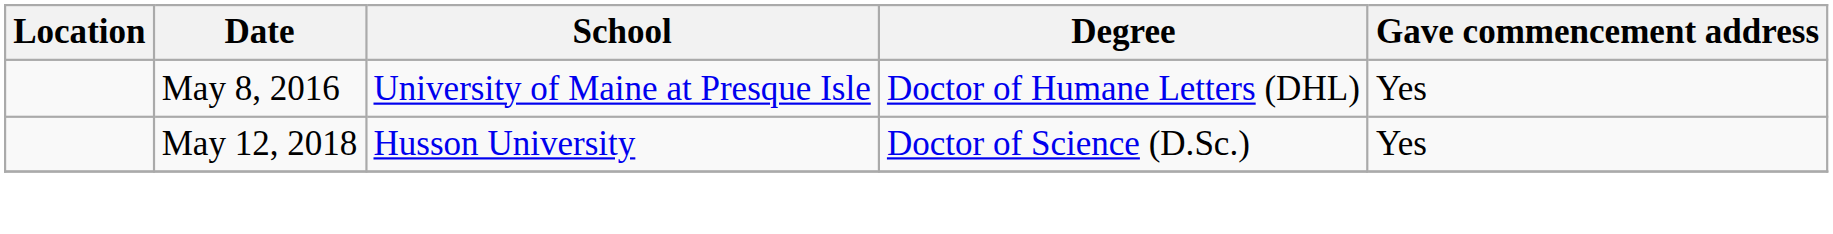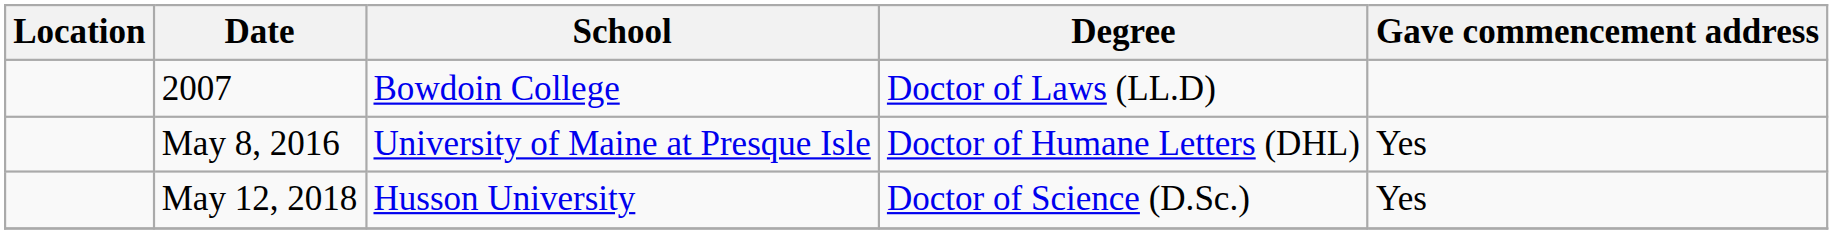+ row: (197, 87)
